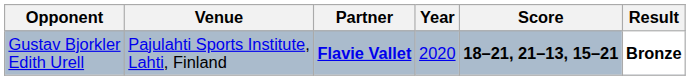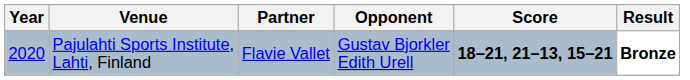columns swapped: (437, 18) <-> (64, 18)
(364, 53) bold -> (286, 53) normal
